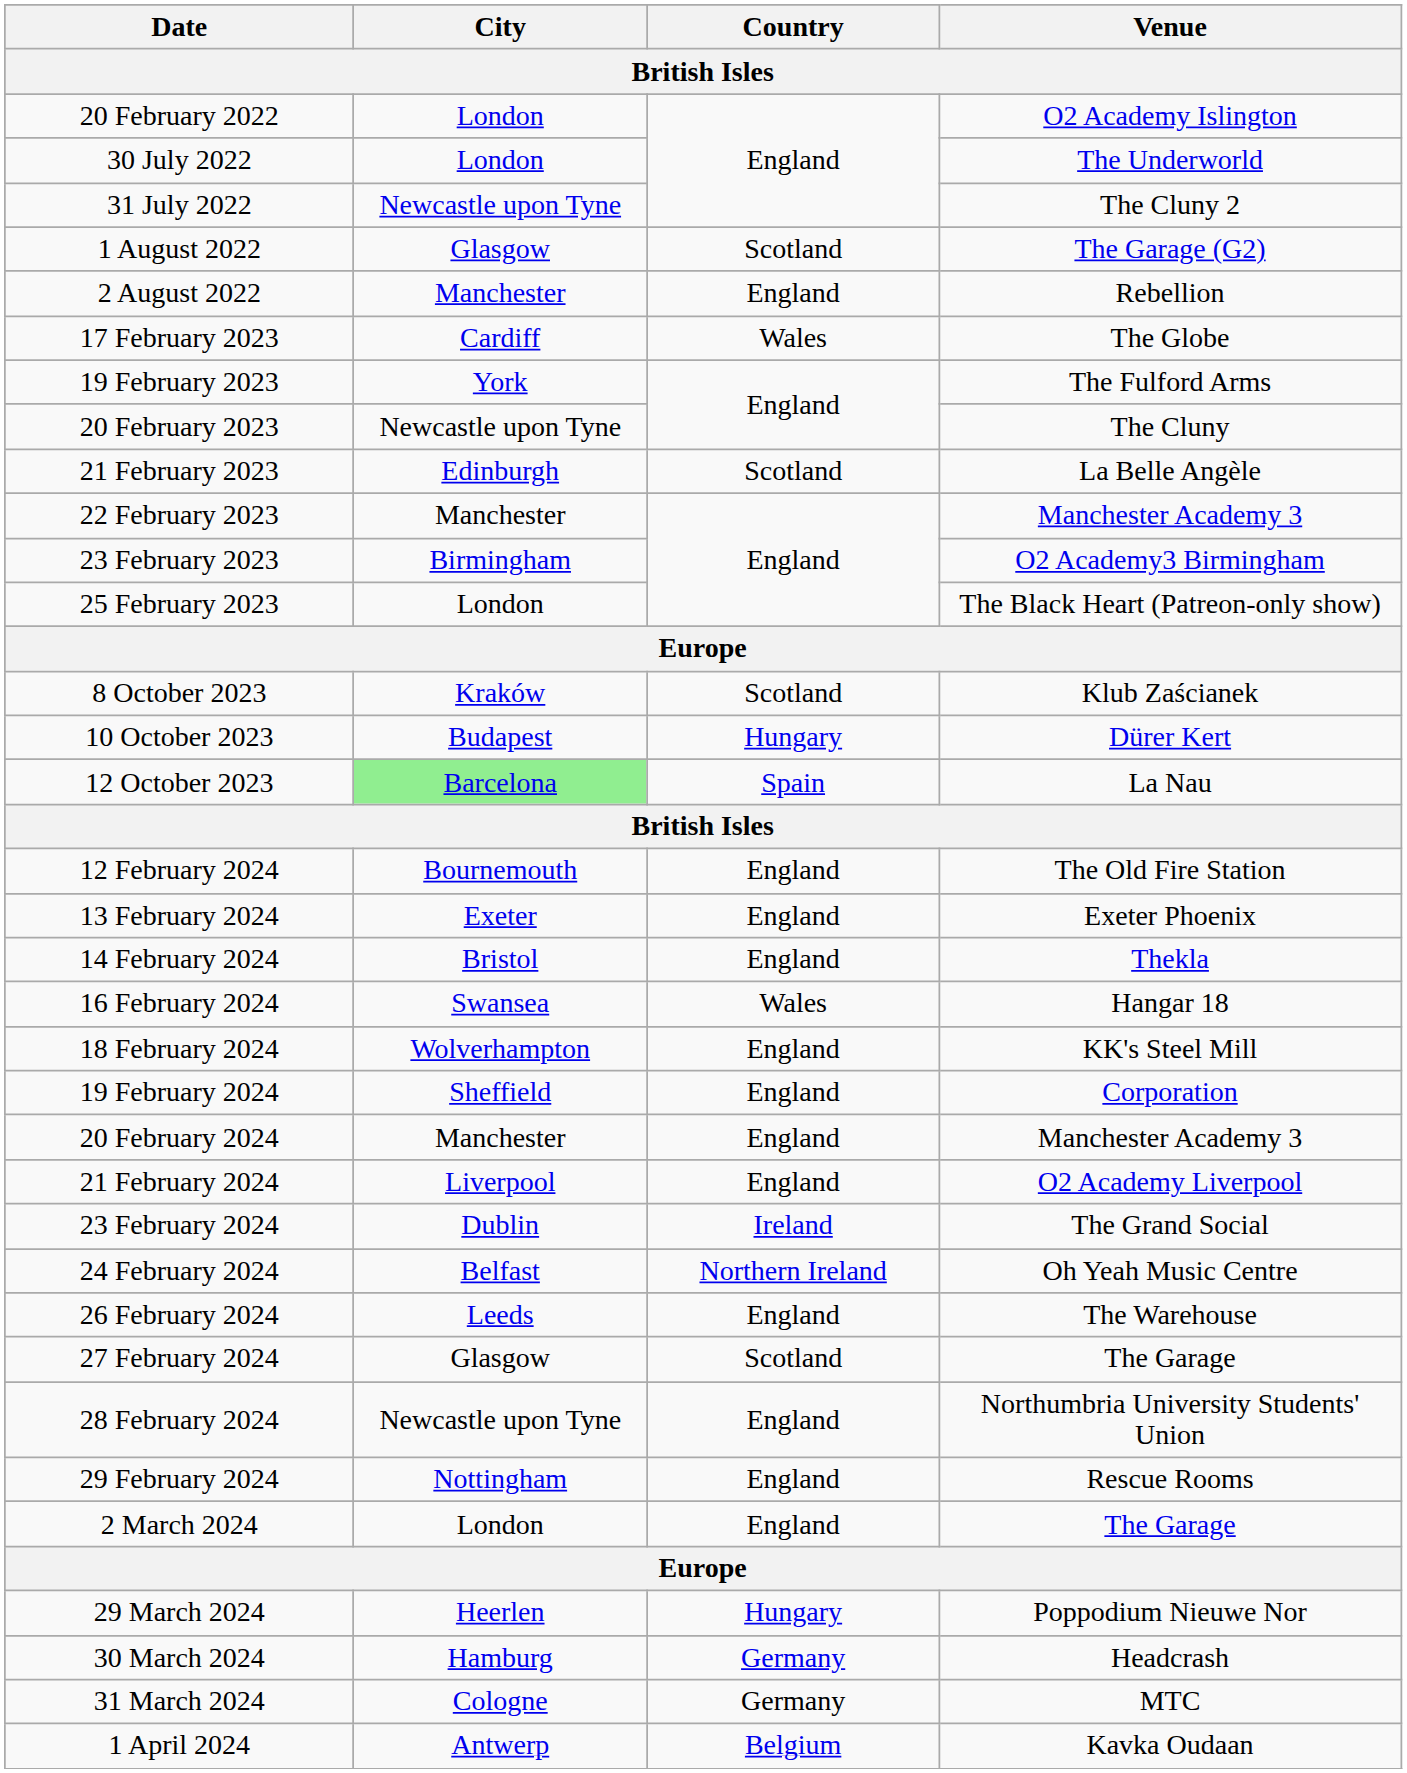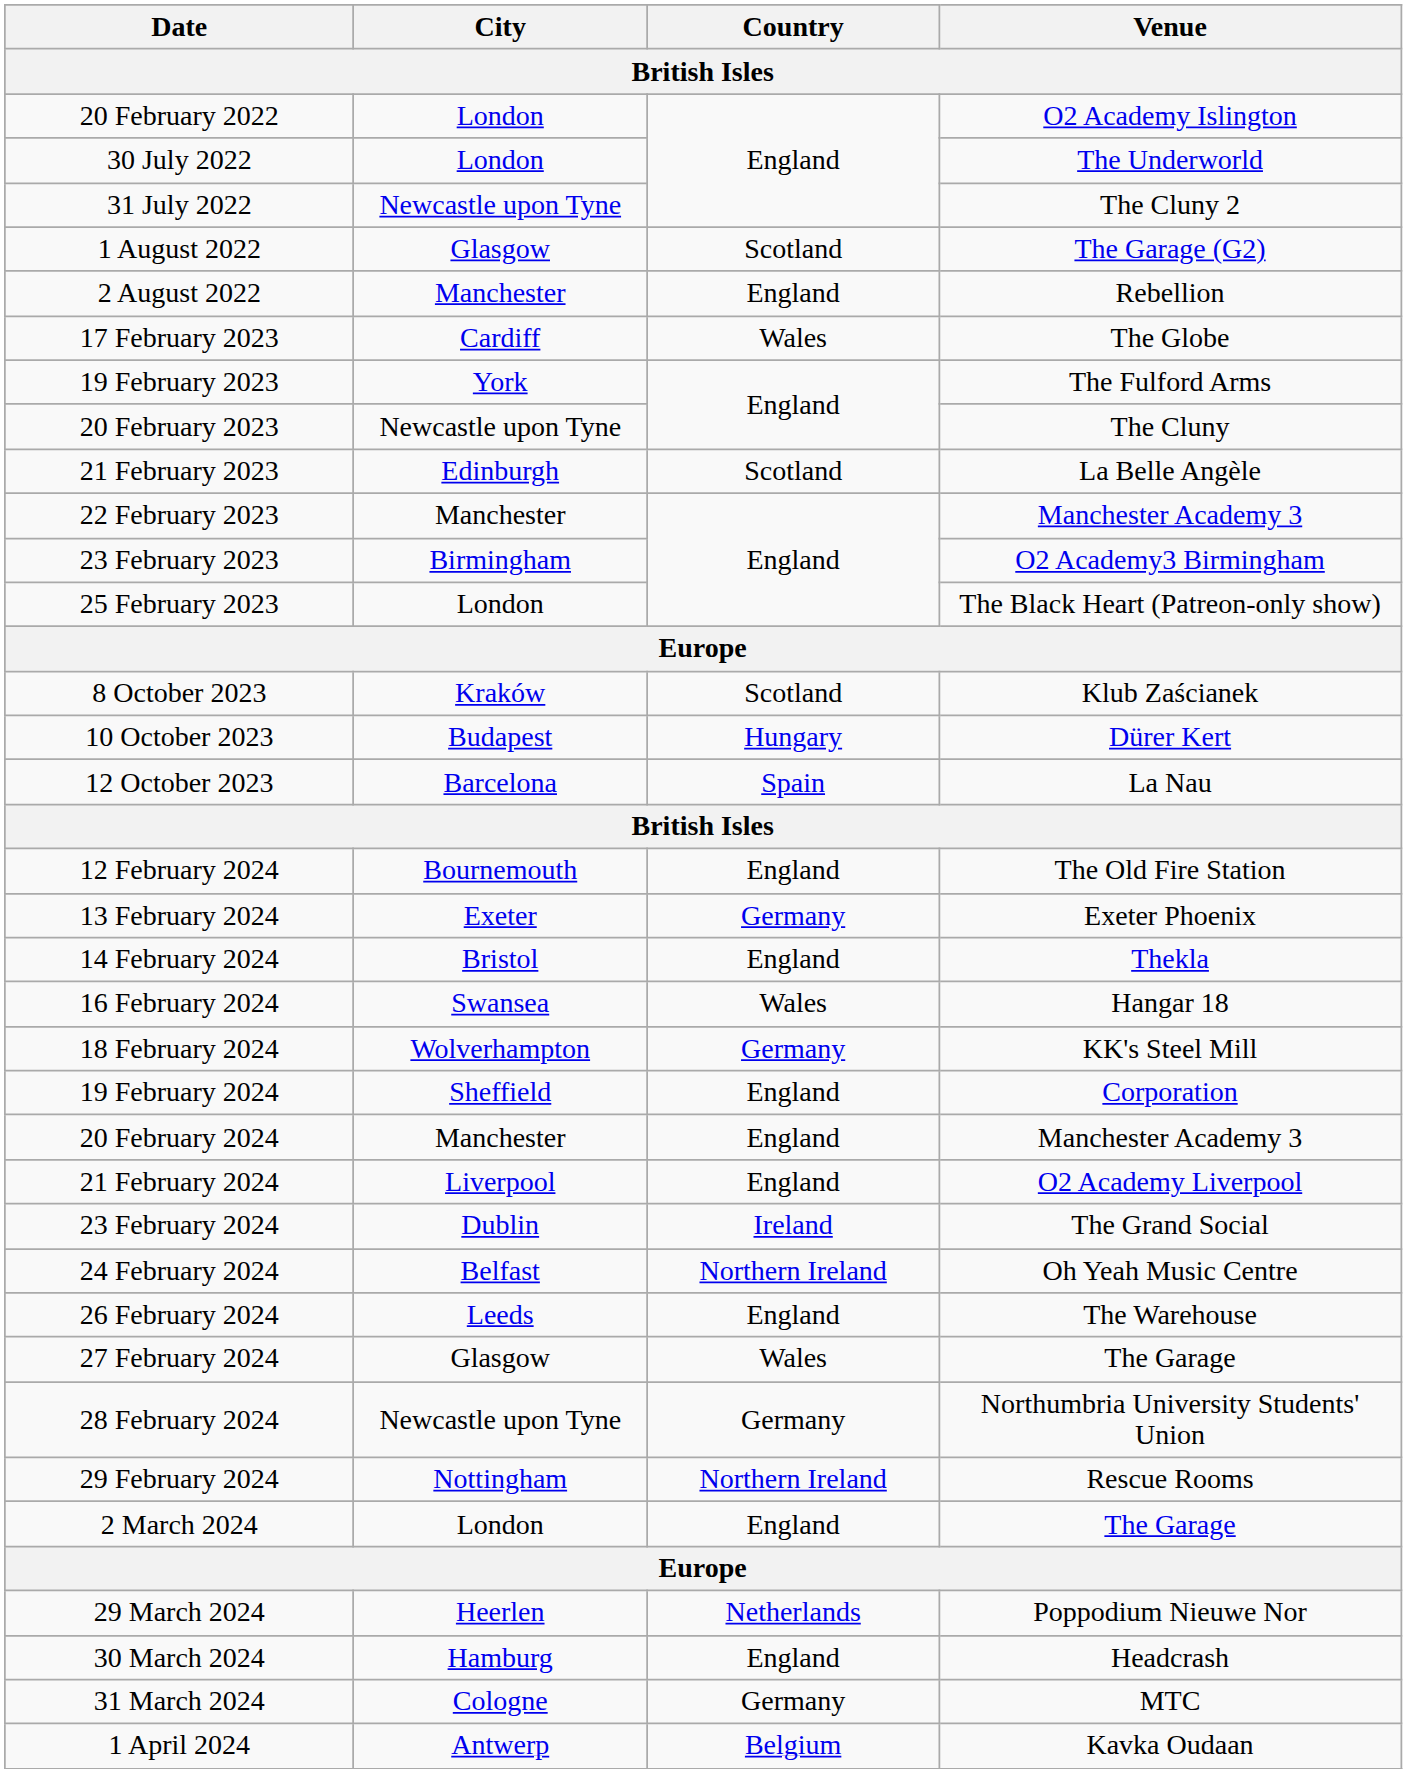(500, 781) lightgreen background -> (500, 781) no background
(793, 914) England -> (793, 914) Germany
(793, 1048) England -> (793, 1048) Germany
(793, 1358) Scotland -> (793, 1358) Wales
(793, 1419) England -> (793, 1419) Germany
(793, 1479) England -> (793, 1479) Northern Ireland
(793, 1612) Hungary -> (793, 1612) Netherlands
(793, 1656) Germany -> (793, 1656) England
